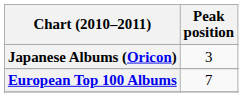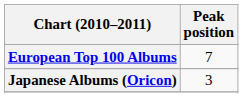rows swapped: (92, 80) <-> (92, 56)
